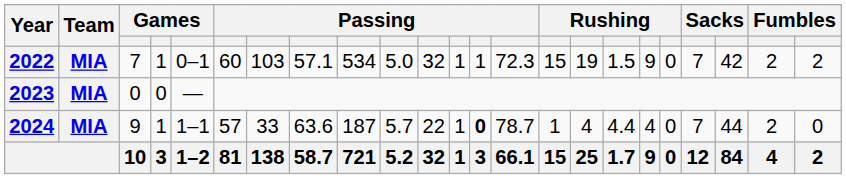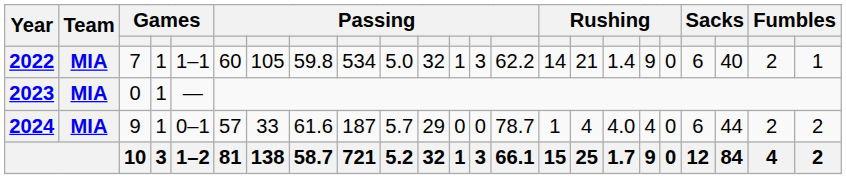(193, 61) 0–1 -> (193, 61) 1–1
(268, 61) 103 -> (268, 61) 105
(313, 61) 57.1 -> (313, 61) 59.8
(480, 61) 1 -> (480, 61) 3
(515, 61) 72.3 -> (515, 61) 62.2
(555, 61) 15 -> (555, 61) 14
(587, 61) 19 -> (587, 61) 21
(621, 61) 1.5 -> (621, 61) 1.4
(698, 61) 7 -> (698, 61) 6
(732, 61) 42 -> (732, 61) 40
(818, 61) 2 -> (818, 61) 1
(161, 93) 0 -> (161, 93) 1
(193, 125) 1–1 -> (193, 125) 0–1
(313, 125) 63.6 -> (313, 125) 61.6
(434, 125) 22 -> (434, 125) 29
(460, 125) 1 -> (460, 125) 0
(480, 125) bold -> (480, 125) normal
(621, 125) 4.4 -> (621, 125) 4.0
(698, 125) 7 -> (698, 125) 6
(818, 125) 0 -> (818, 125) 2
